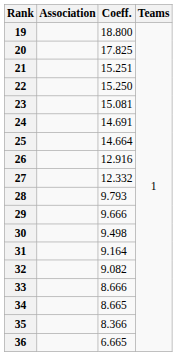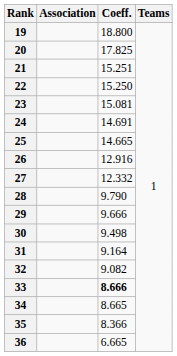(117, 141) 14.664 -> (117, 141) 14.665
(114, 196) 9.793 -> (114, 196) 9.790
(114, 287) normal -> (114, 287) bold
